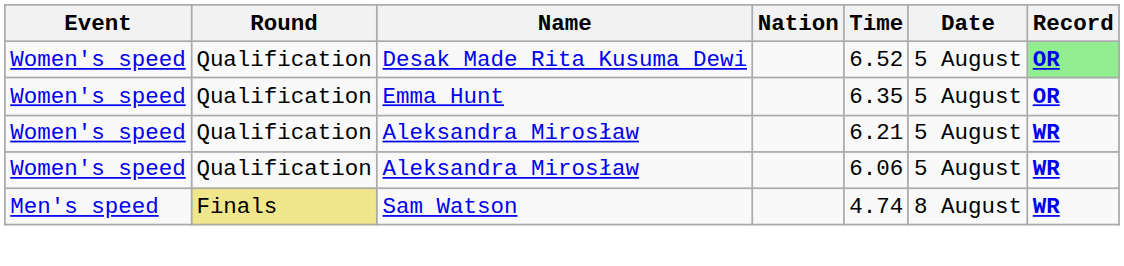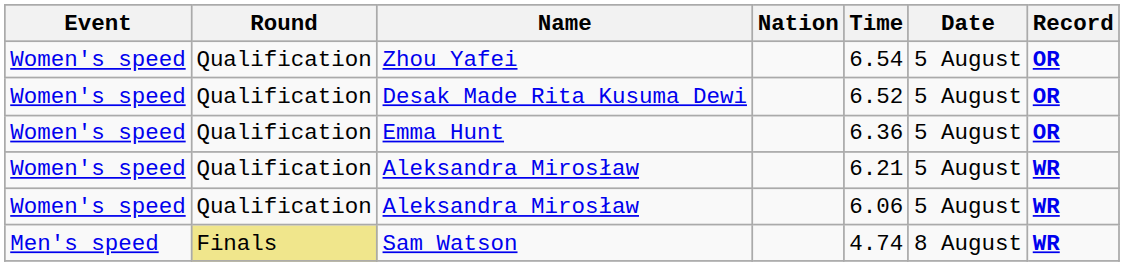+ row: (98, 60)
(1046, 60) lightgreen background -> (1046, 97) no background
(876, 97) 6.35 -> (876, 133) 6.36
